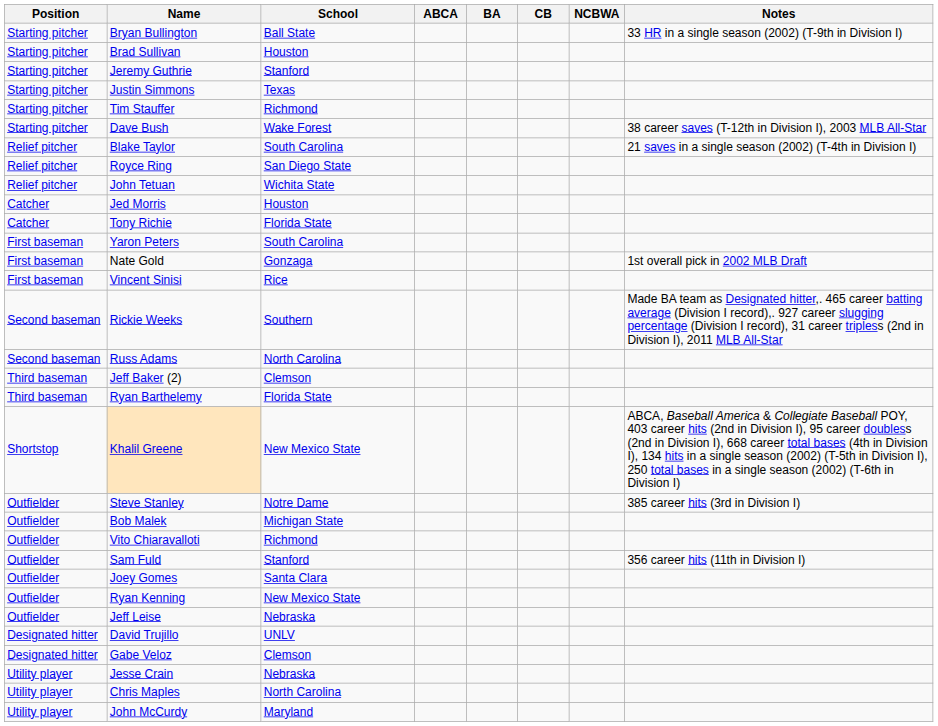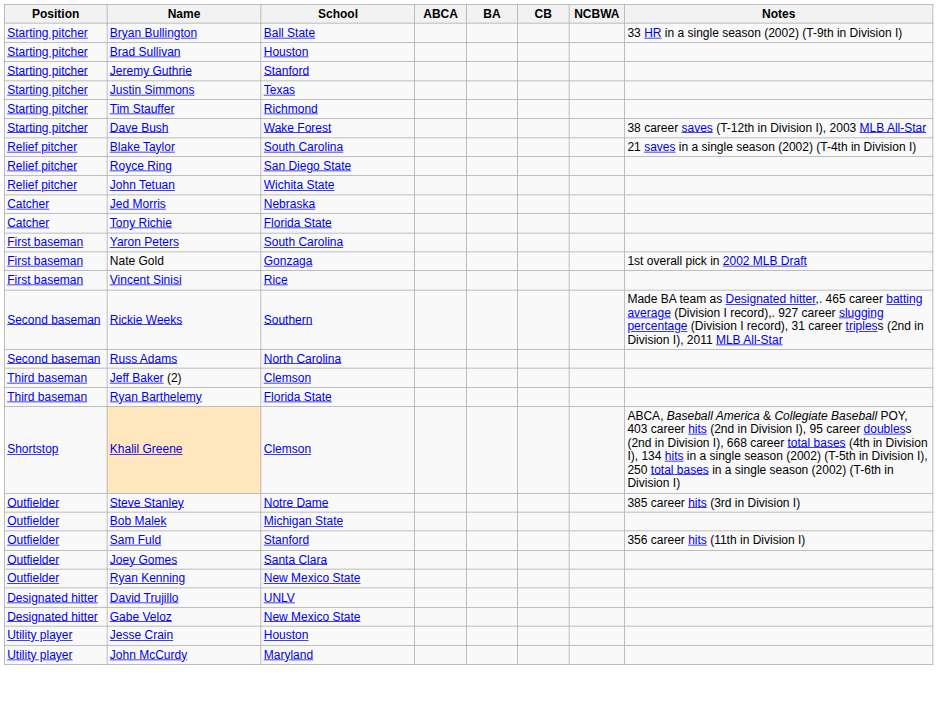(286, 204) Houston -> (289, 204) Nebraska
(312, 449) New Mexico State -> (287, 449) Clemson
- row: (155, 540)
- row: (135, 616)
(287, 654) Clemson -> (312, 616) New Mexico State
(289, 673) Nebraska -> (286, 635) Houston
- row: (145, 692)
